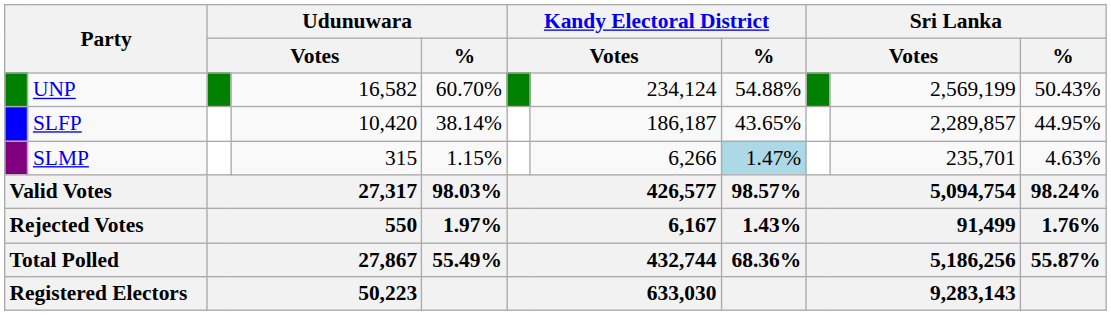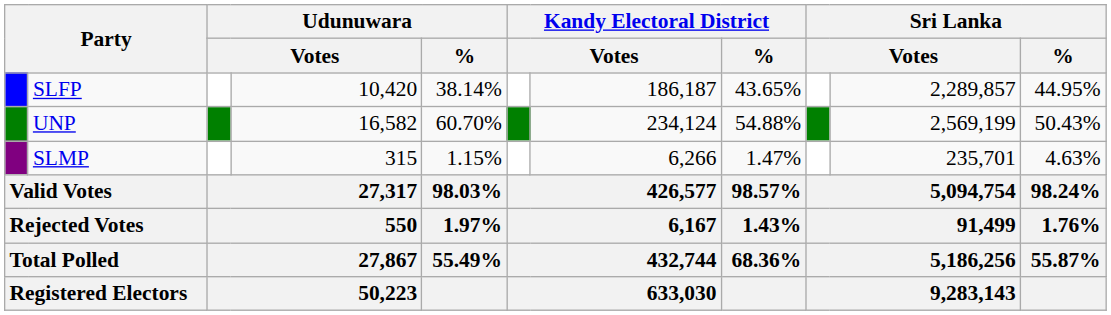rows swapped: (54, 89) <-> (57, 123)
(774, 157) lightblue background -> (774, 157) no background
